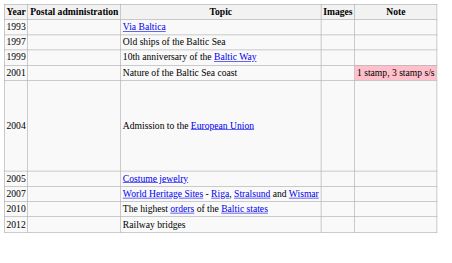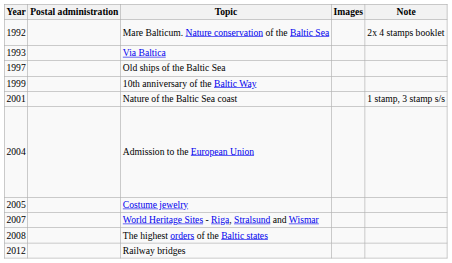+ row: (226, 32)
(396, 73) pink background -> (406, 99) no background
(16, 209) 2010 -> (16, 235) 2008
